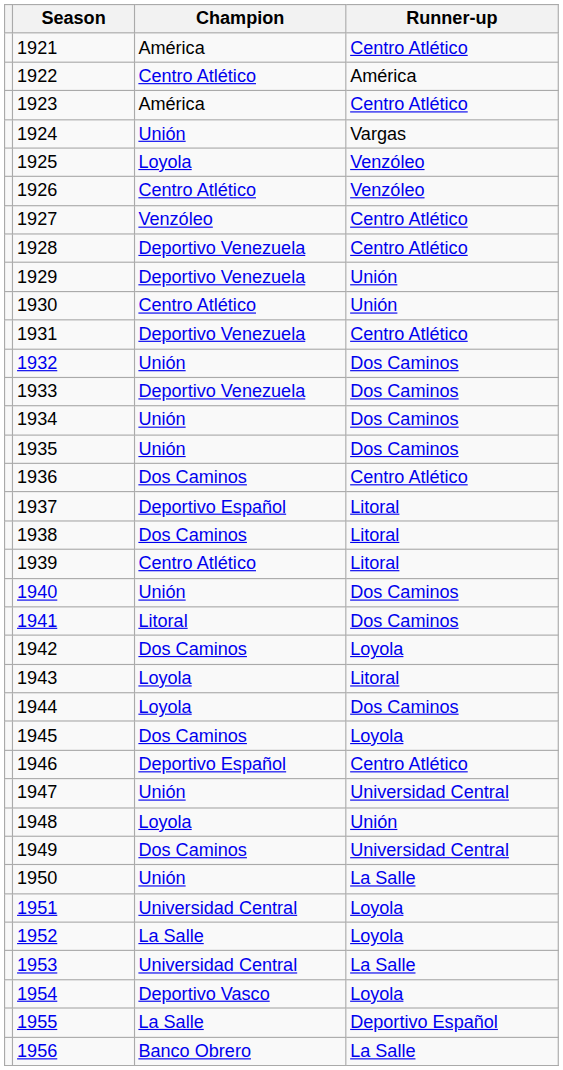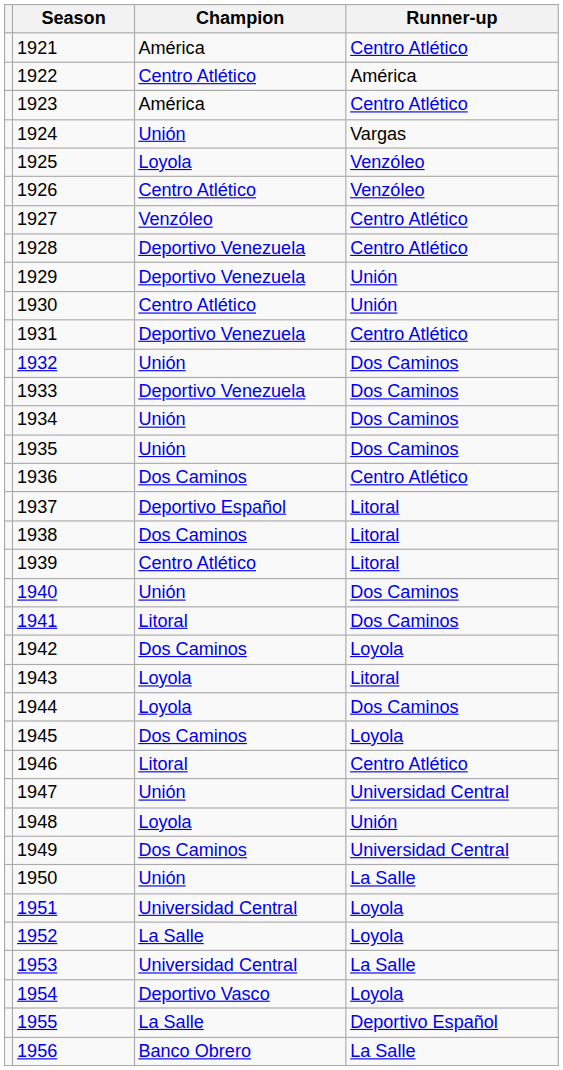(212, 764) Deportivo Español -> (163, 764) Litoral
